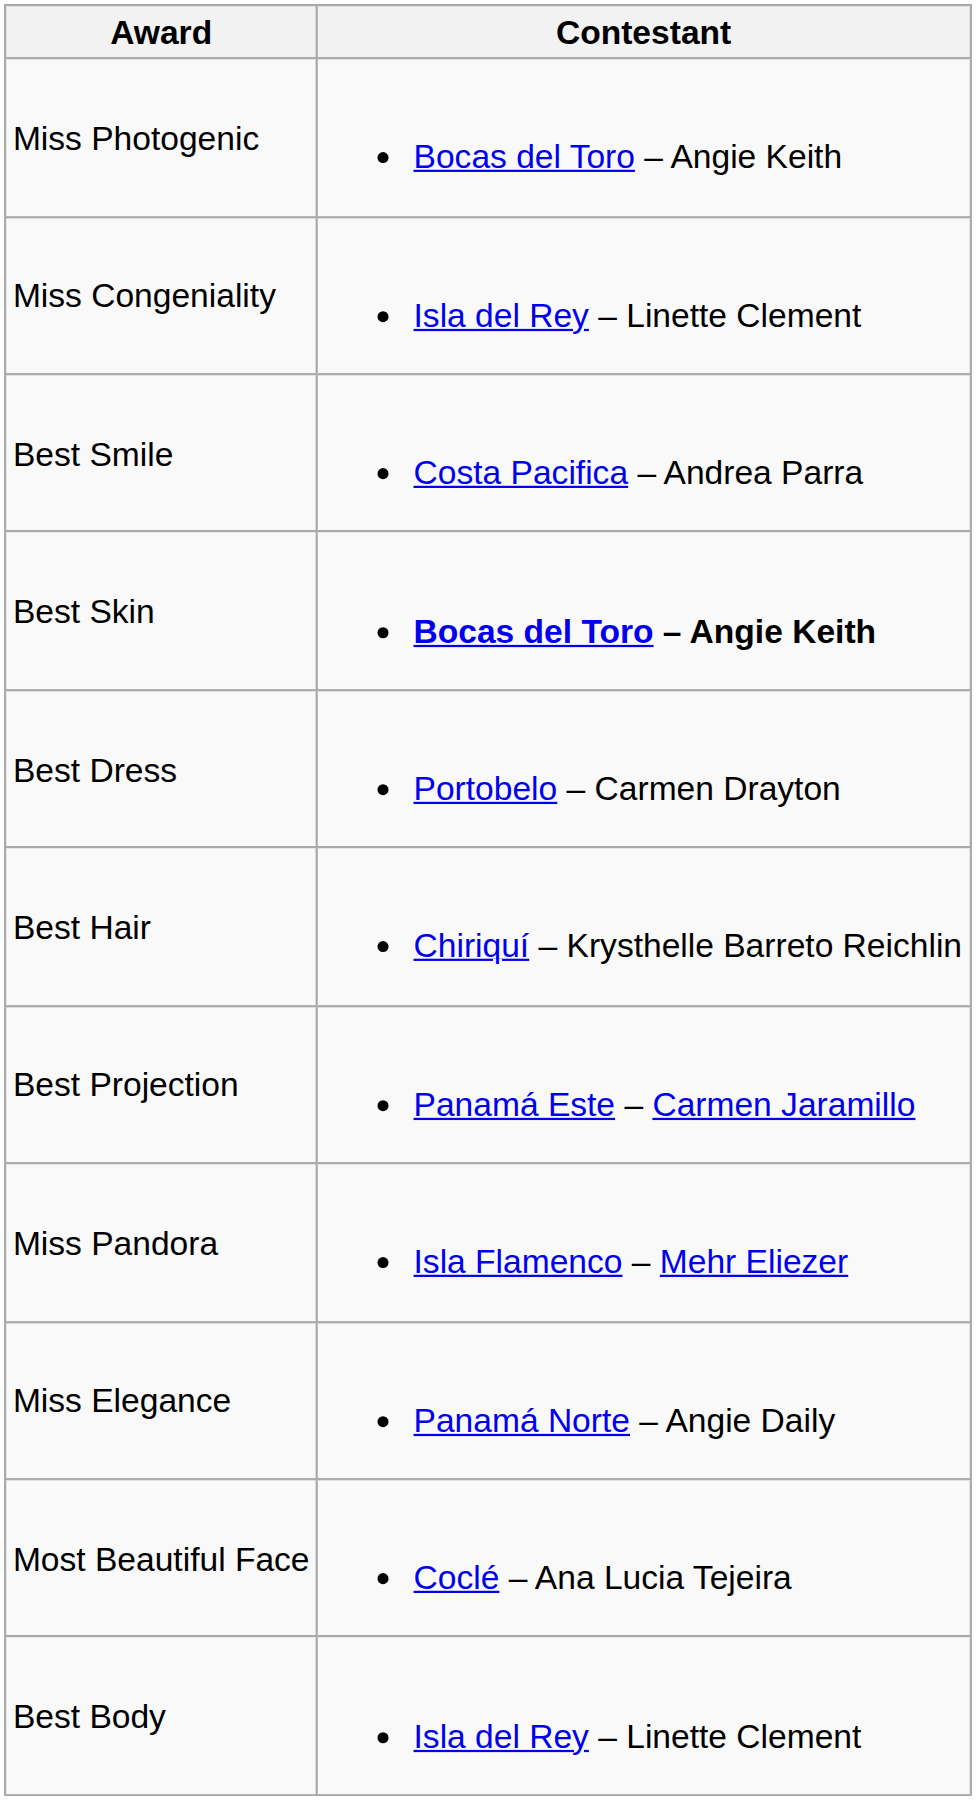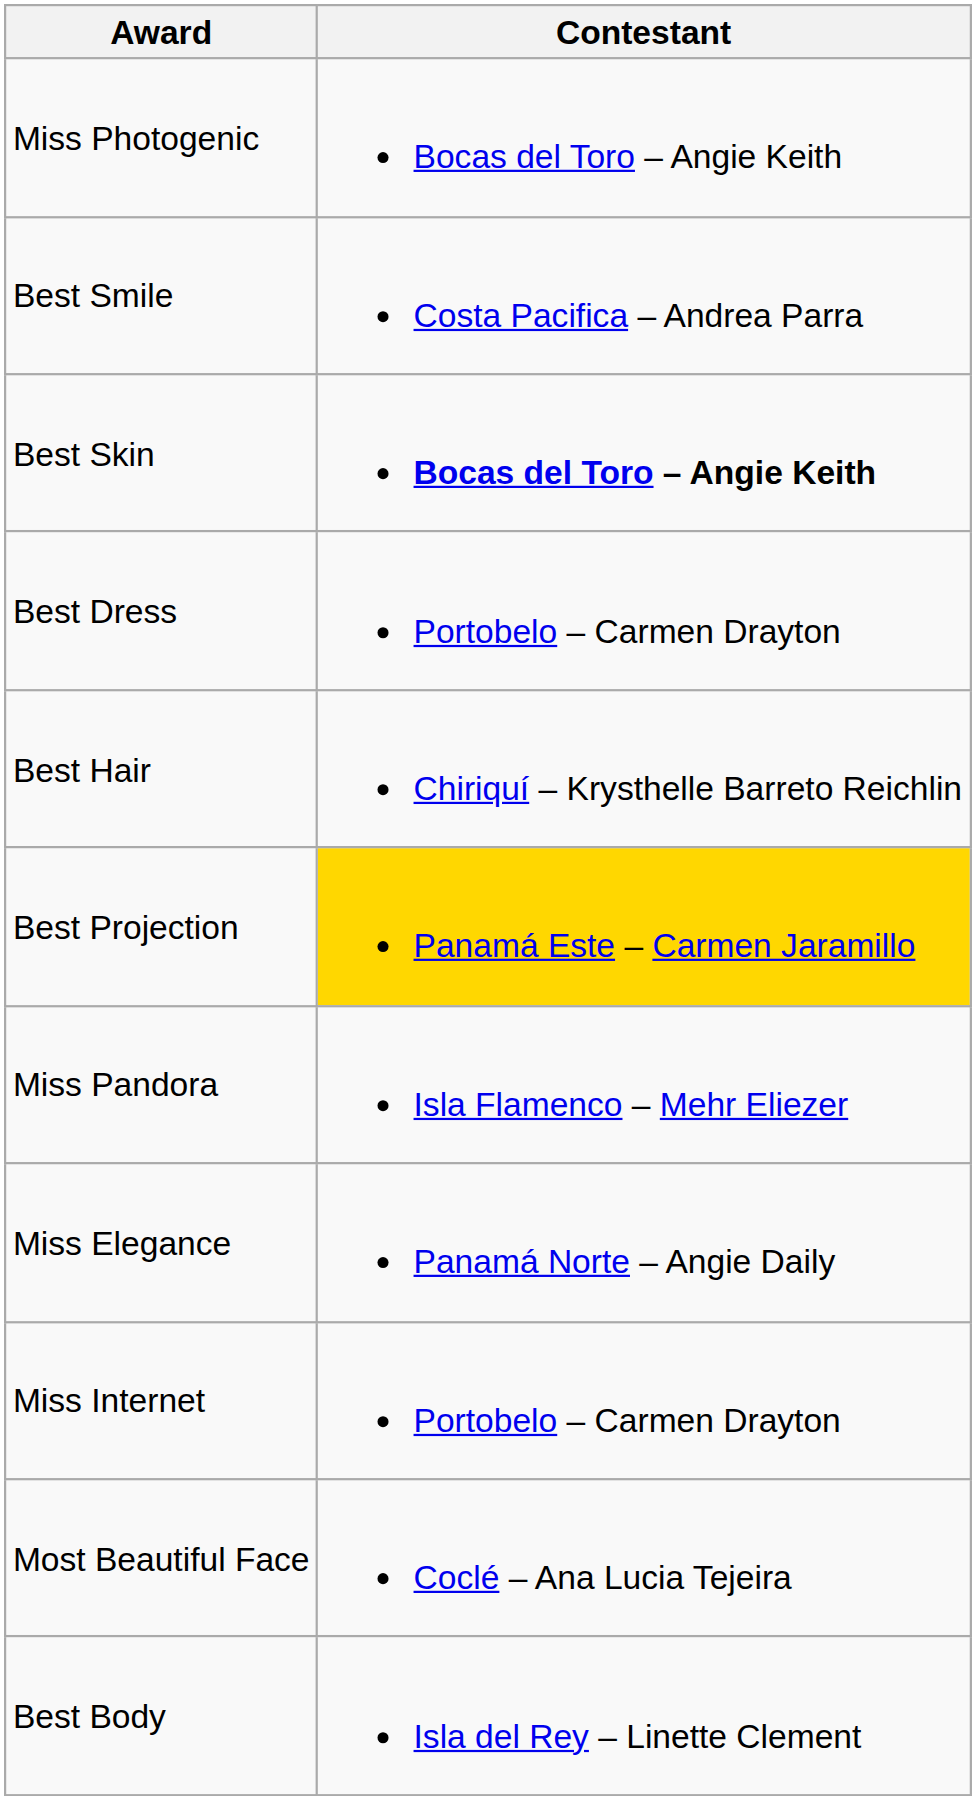- row: (144, 295)
(644, 1103) no background -> (644, 946) gold background
+ row: (109, 1400)
